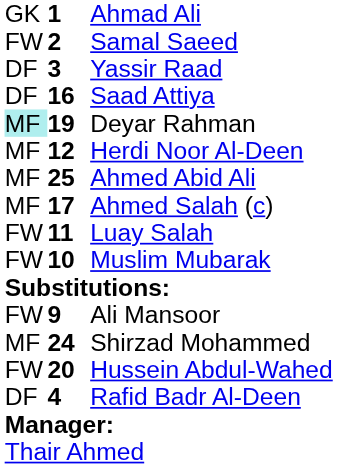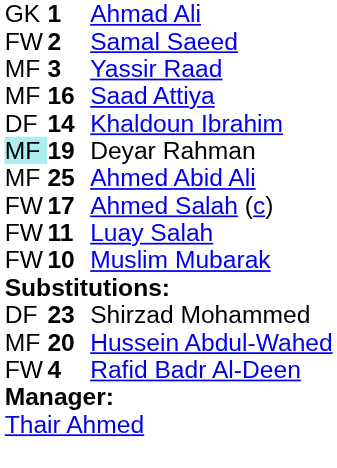(21, 68) DF -> (22, 68) MF
(21, 96) DF -> (22, 96) MF
+ row: (187, 123)
- row: (197, 150)
(22, 205) MF -> (24, 205) FW
- row: (155, 315)
(22, 342) MF -> (21, 315) DF
(61, 342) 24 -> (61, 315) 23
(24, 369) FW -> (22, 342) MF
(21, 397) DF -> (24, 369) FW
